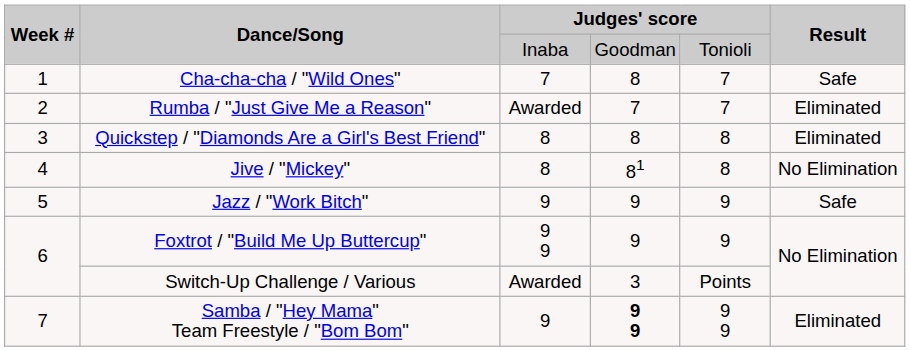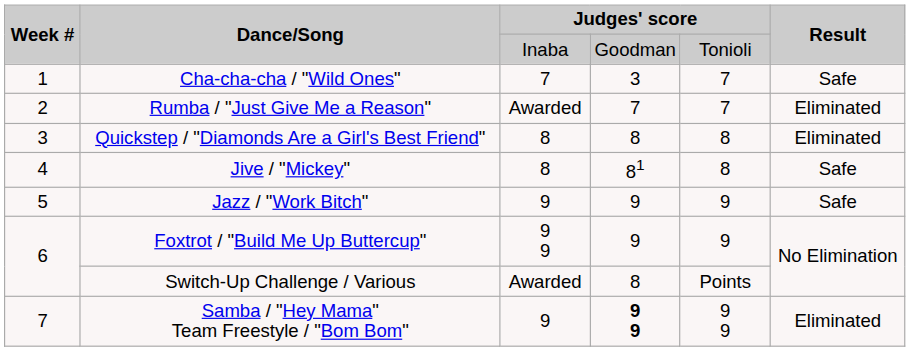(635, 78) 8 -> (635, 78) 3
(838, 169) No Elimination -> (838, 169) Safe
(635, 281) 3 -> (635, 281) 8
